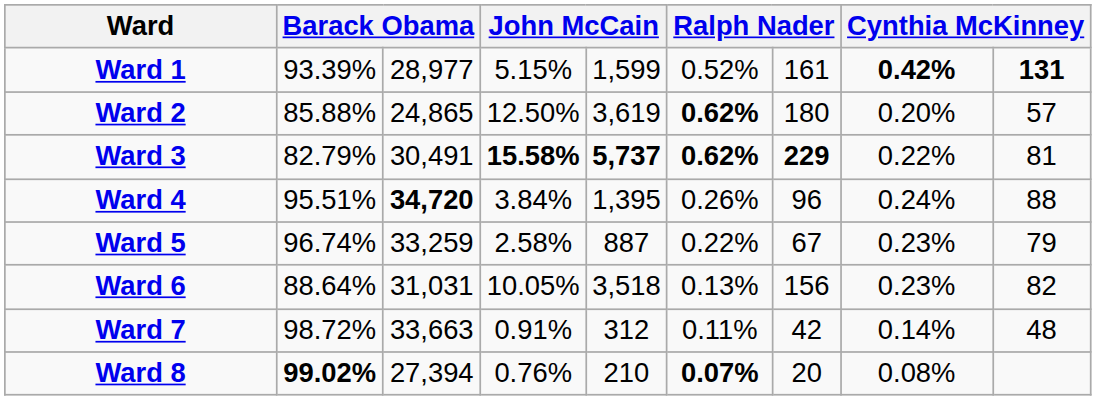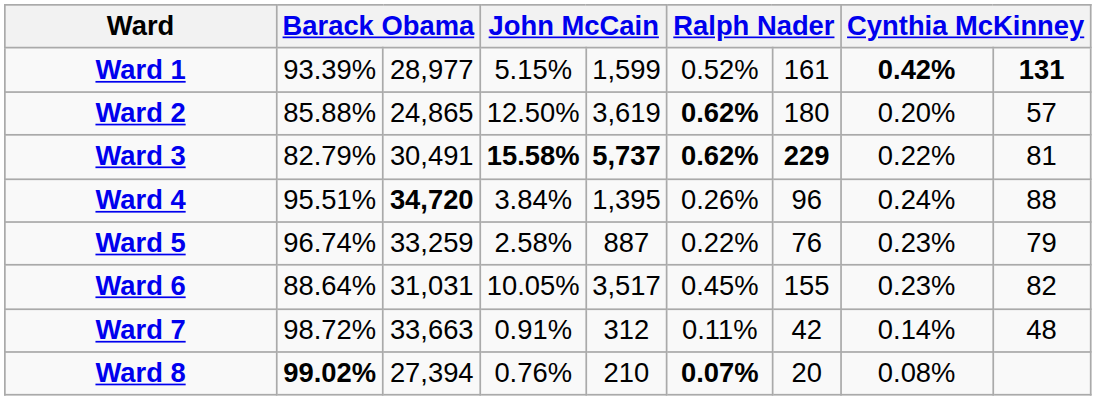(807, 243) 67 -> (807, 243) 76
(626, 286) 3,518 -> (626, 286) 3,517
(720, 286) 0.13% -> (720, 286) 0.45%
(807, 286) 156 -> (807, 286) 155
